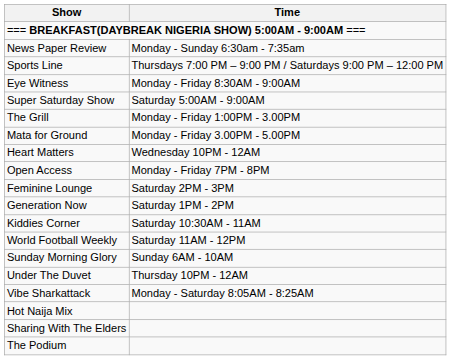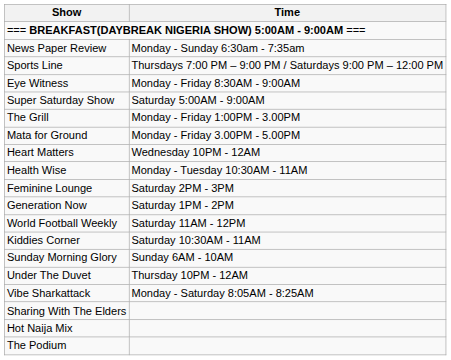+ row: (37, 170)
- row: (39, 170)
rows swapped: (62, 240) <-> (43, 223)
rows swapped: (67, 328) <-> (40, 310)
